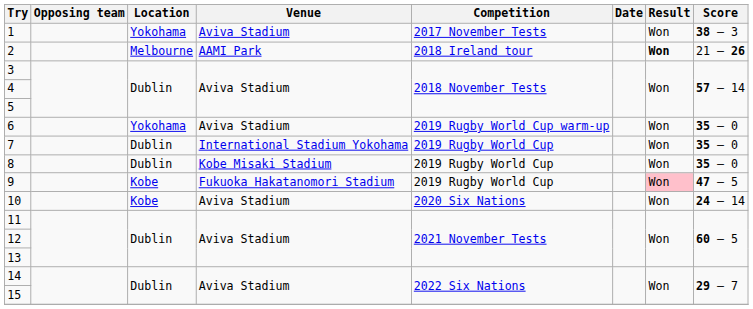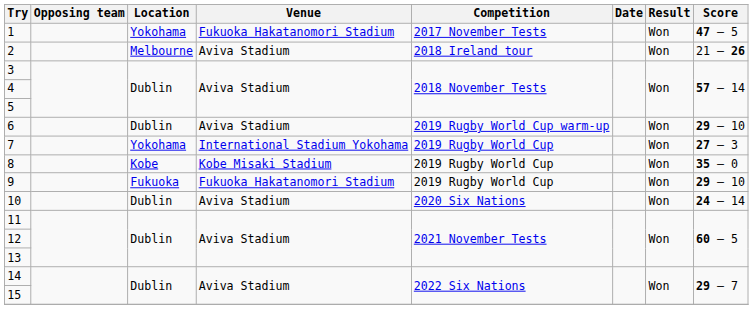(244, 33) Aviva Stadium -> (296, 33) Fukuoka Hakatanomori Stadium
(717, 33) 38 – 3 -> (717, 33) 47 – 5
(230, 52) AAMI Park -> (244, 52) Aviva Stadium
(659, 52) bold -> (659, 52) normal
(158, 127) Yokohama -> (151, 127) Dublin
(717, 127) 35 – 0 -> (721, 127) 29 – 10
(151, 145) Dublin -> (158, 145) Yokohama
(717, 145) 35 – 0 -> (717, 145) 27 – 3
(151, 164) Dublin -> (144, 164) Kobe
(144, 183) Kobe -> (155, 183) Fukuoka
(659, 183) pink background -> (659, 183) no background
(717, 183) 47 – 5 -> (721, 183) 29 – 10
(144, 202) Kobe -> (151, 202) Dublin
